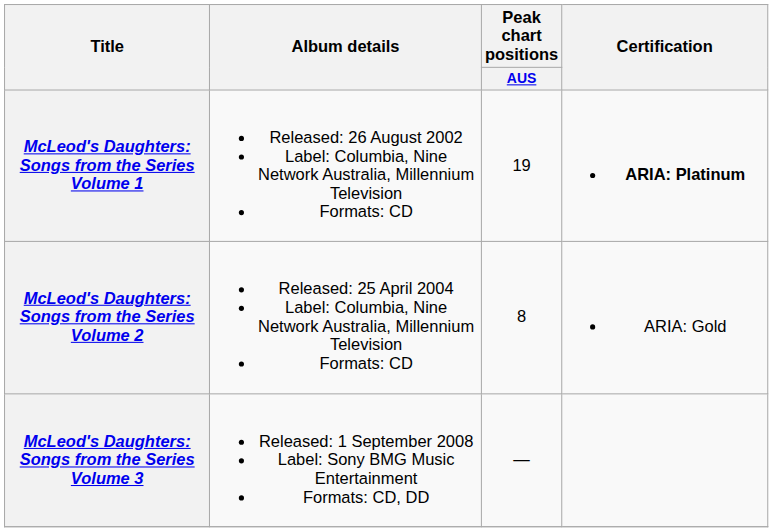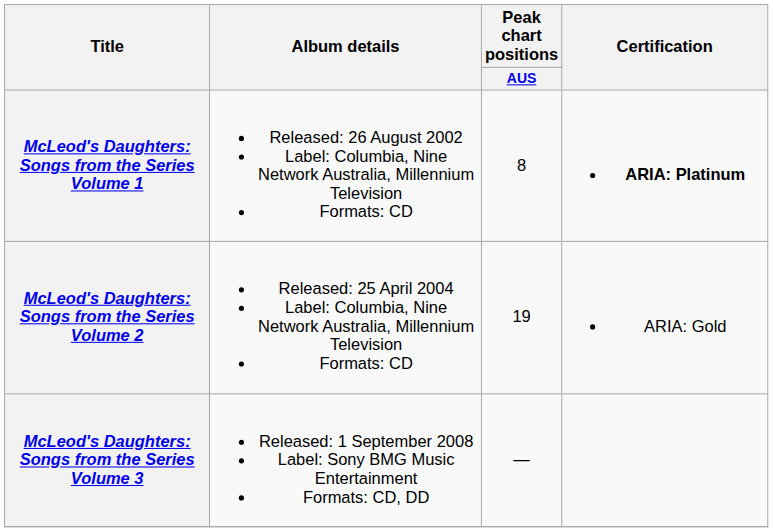(522, 165) 19 -> (522, 165) 8
(522, 317) 8 -> (522, 317) 19
